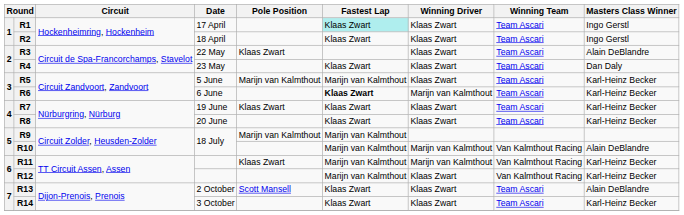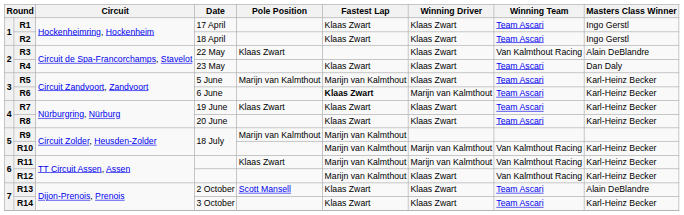(348, 24) paleturquoise background -> (348, 24) no background
(520, 52) Team Ascari -> (539, 52) Van Kalmthout Racing
(618, 148) Alain DeBlandre -> (621, 148) Karl-Heinz Becker
